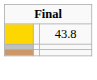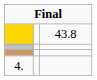+ row: (19, 65)
